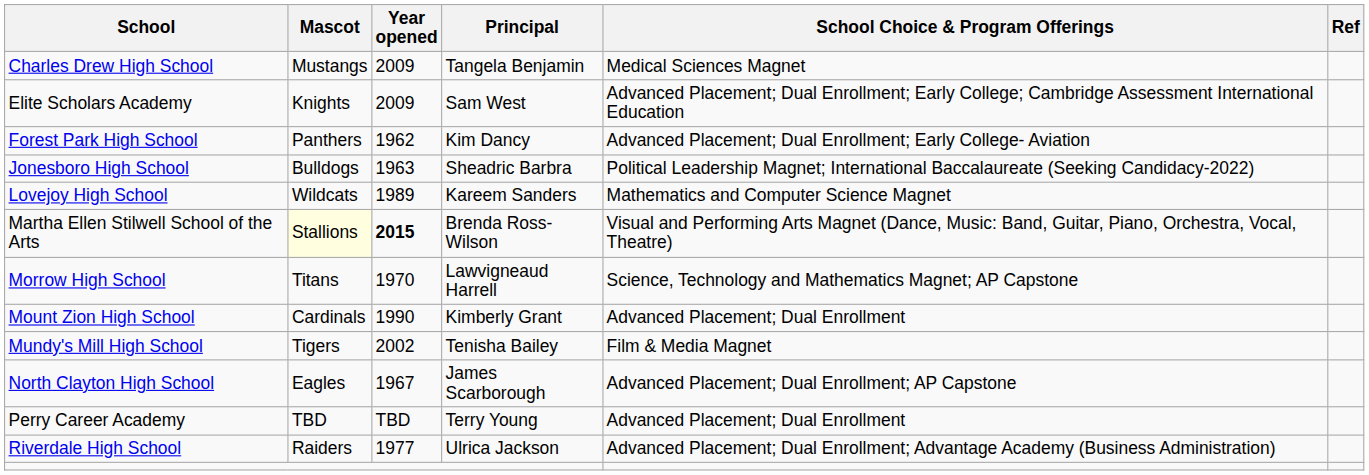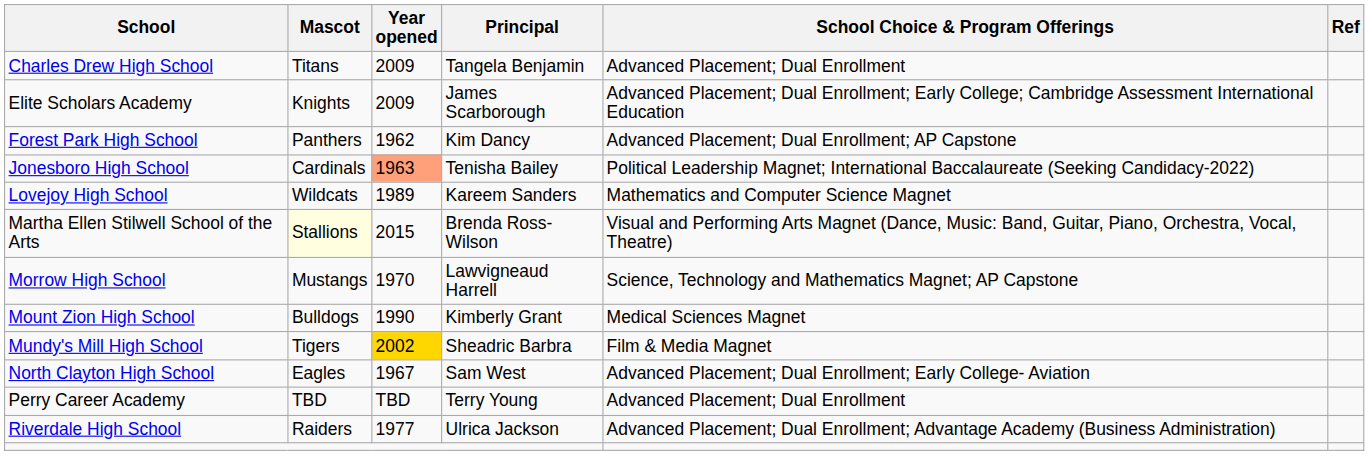(330, 65) Mustangs -> (315, 65) Titans
(706, 65) Medical Sciences Magnet -> (756, 65) Advanced Placement; Dual Enrollment
(486, 103) Sam West -> (496, 103) James Scarborough
(848, 140) Advanced Placement; Dual Enrollment; Early College- Aviation -> (811, 140) Advanced Placement; Dual Enrollment; AP Capstone
(325, 168) Bulldogs -> (329, 168) Cardinals
(395, 168) no background -> (395, 168) lightsalmon background
(509, 168) Sheadric Barbra -> (502, 168) Tenisha Bailey
(395, 233) bold -> (395, 233) normal
(315, 280) Titans -> (330, 280) Mustangs
(329, 318) Cardinals -> (325, 318) Bulldogs
(756, 318) Advanced Placement; Dual Enrollment -> (706, 318) Medical Sciences Magnet
(395, 345) no background -> (395, 345) gold background
(502, 345) Tenisha Bailey -> (509, 345) Sheadric Barbra
(496, 383) James Scarborough -> (486, 373) Sam West
(811, 383) Advanced Placement; Dual Enrollment; AP Capstone -> (848, 373) Advanced Placement; Dual Enrollment; Early College- Aviation
